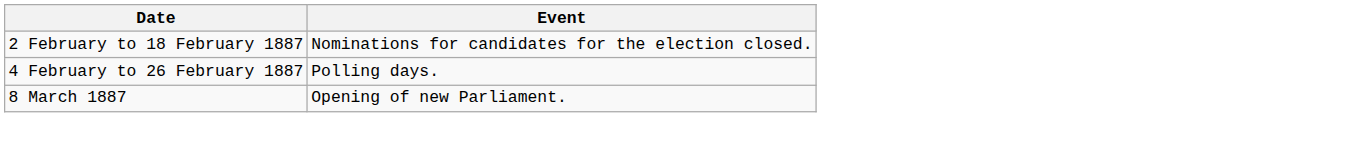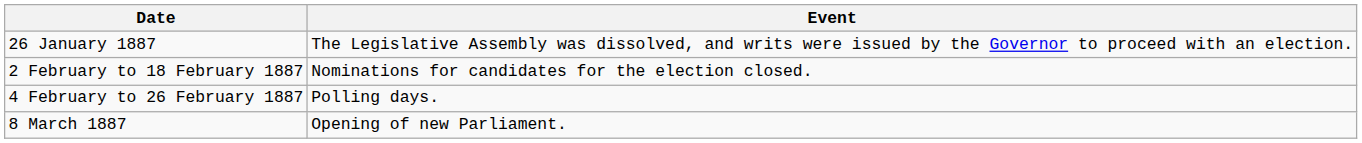+ row: (82, 45)
